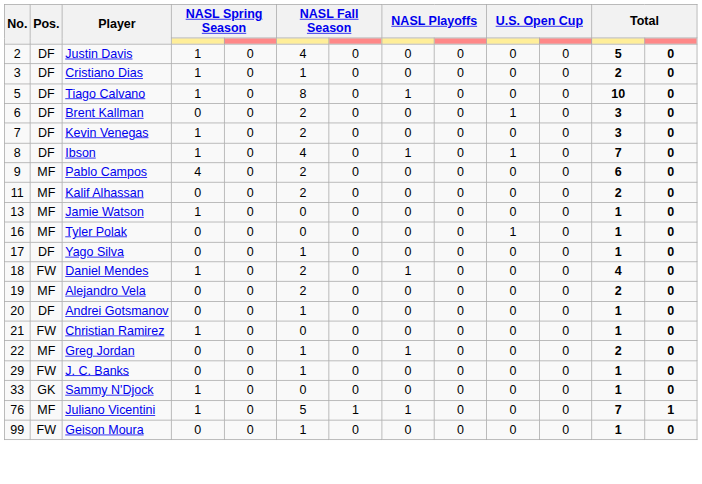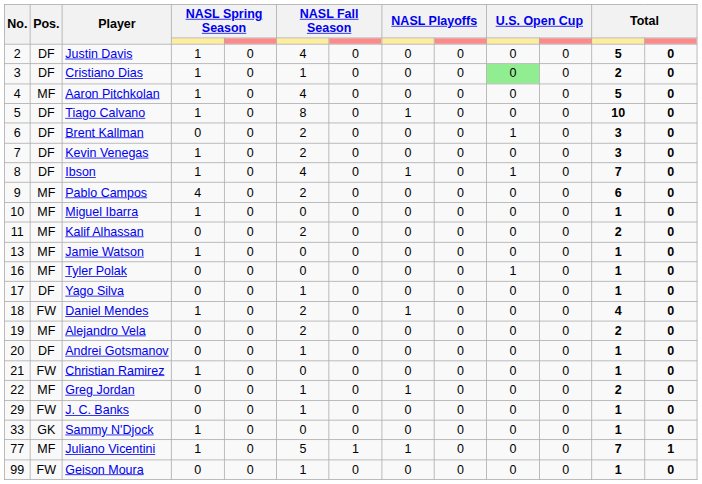(513, 73) no background -> (513, 73) lightgreen background
+ row: (112, 93)
+ row: (102, 212)
(17, 410) 76 -> (17, 449) 77
